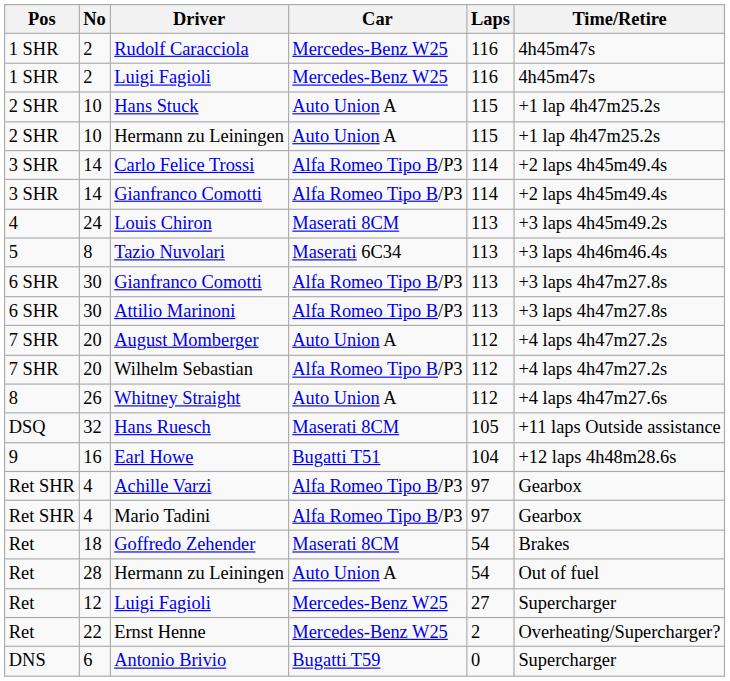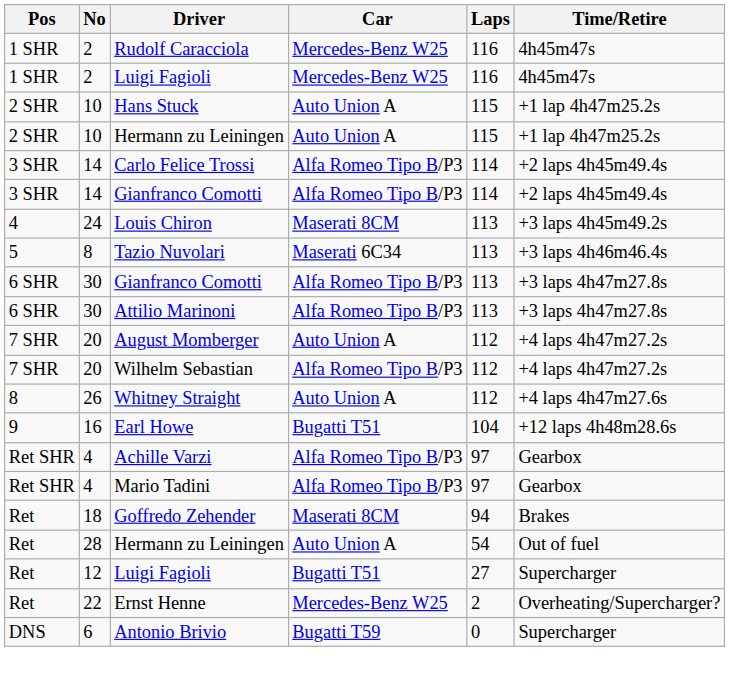- row: (92, 427)
(480, 544) 54 -> (480, 515) 94
(370, 602) Mercedes-Benz W25 -> (336, 573) Bugatti T51
